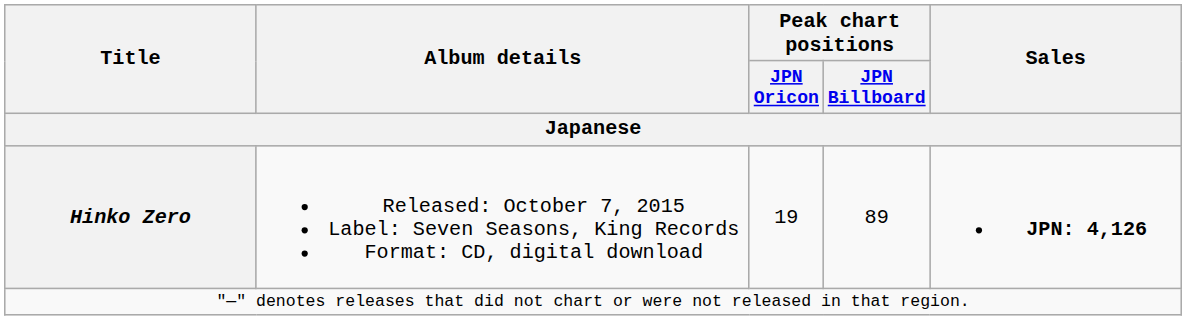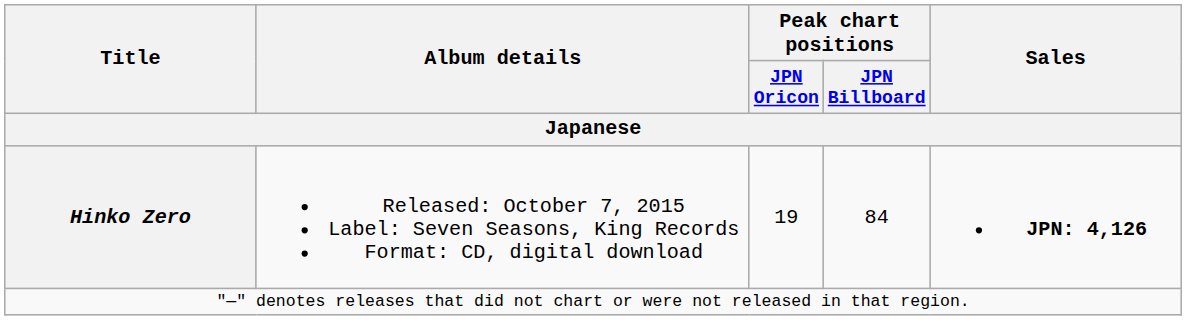(877, 217) 89 -> (877, 217) 84
